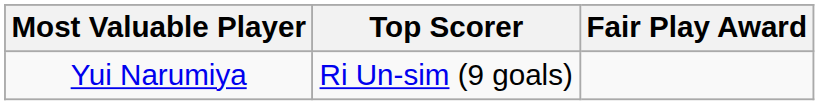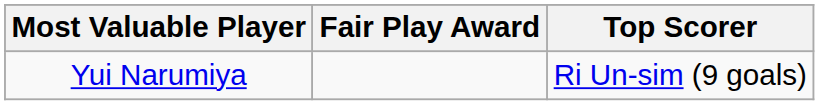columns swapped: (446, 27) <-> (697, 27)
